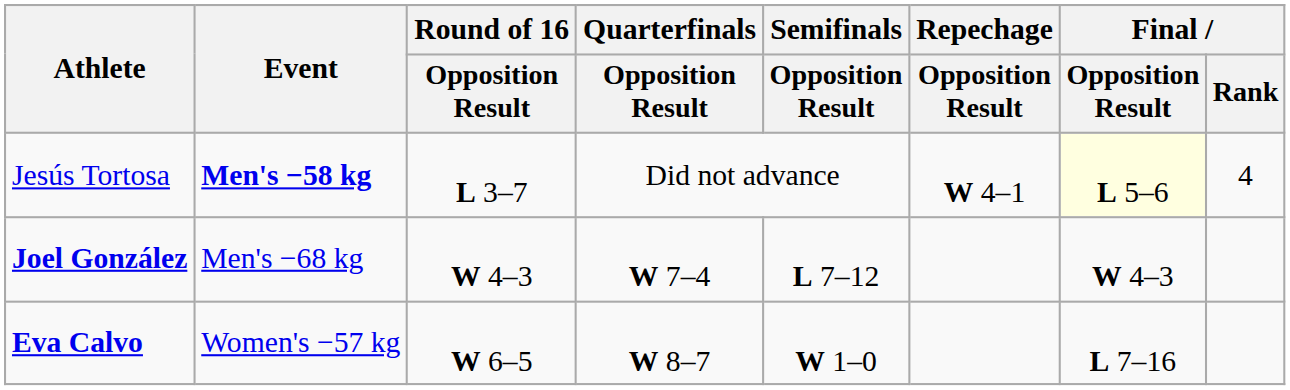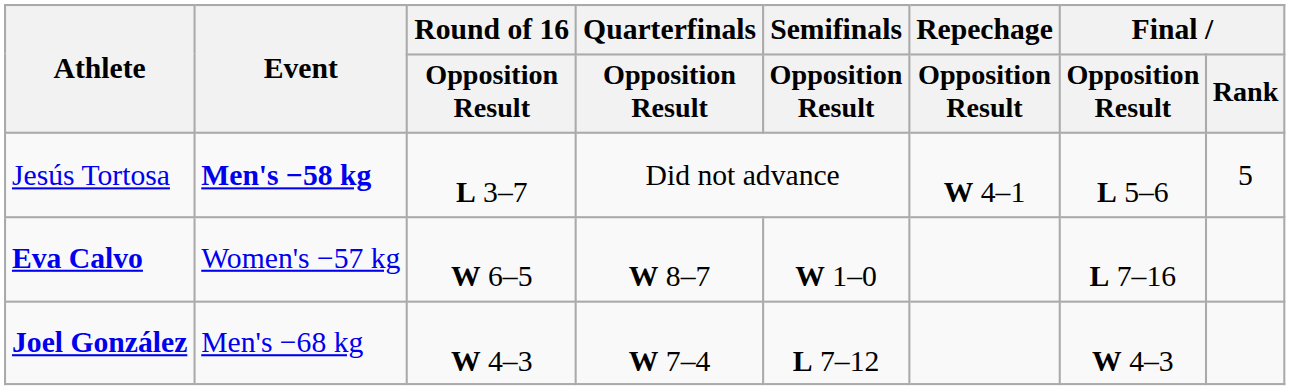(1133, 192) lightyellow background -> (1133, 192) no background
(1245, 175) 4 -> (1245, 175) 5
rows swapped: (100, 258) <-> (77, 342)
